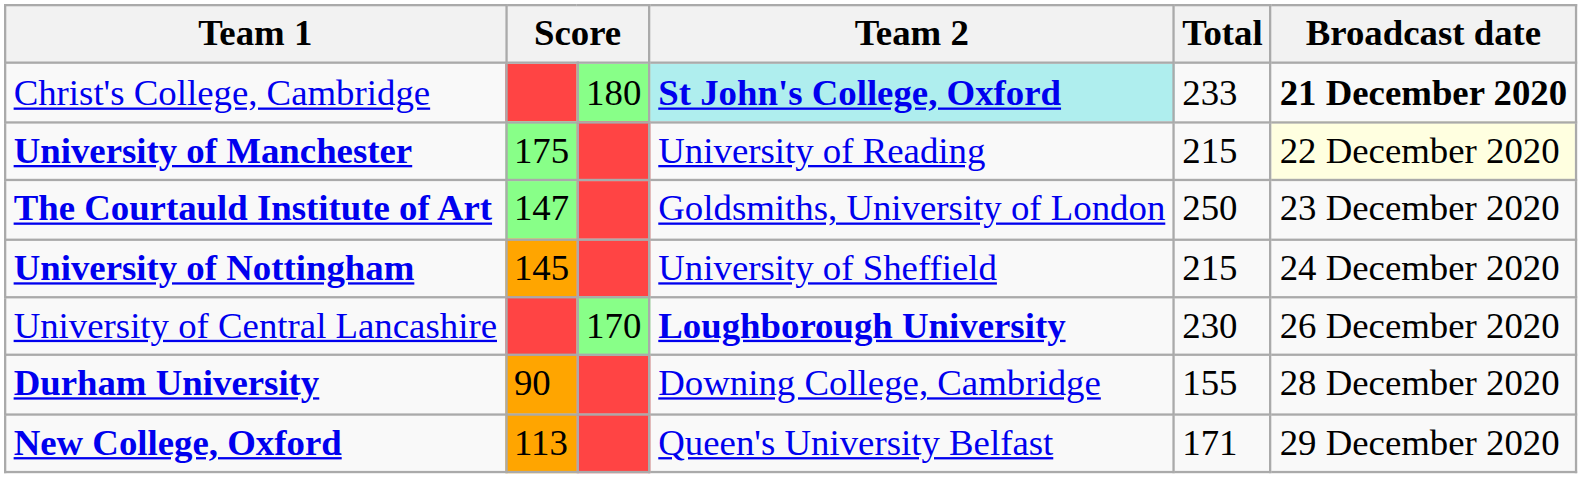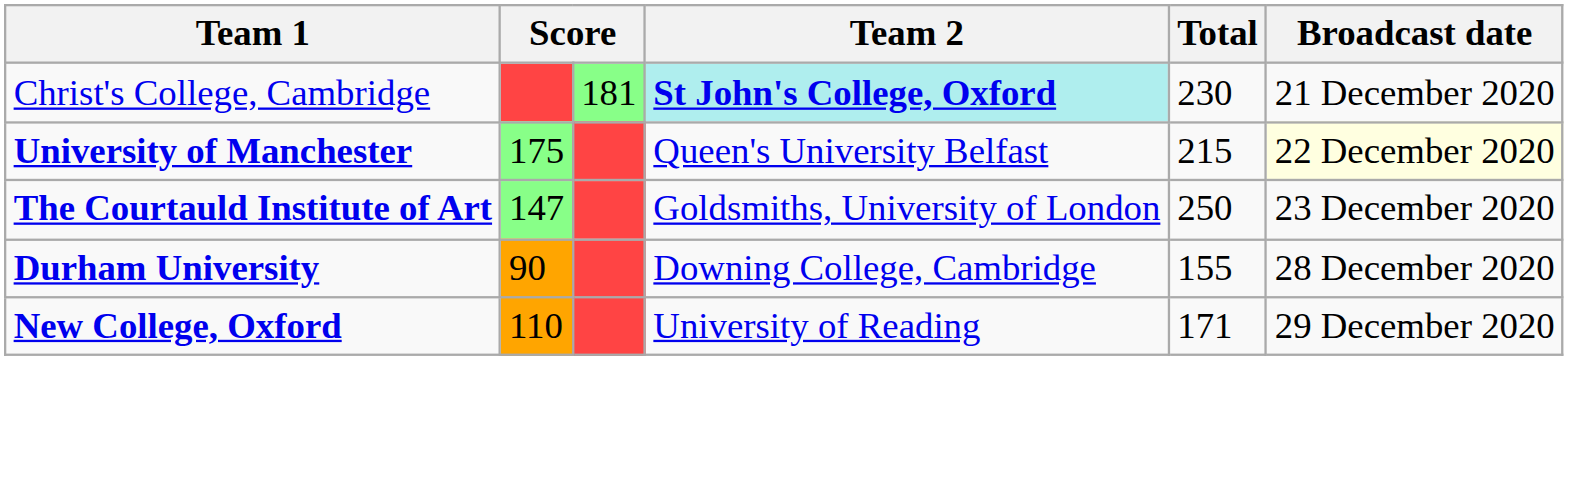(614, 92) 180 -> (609, 92) 181
(1210, 92) 233 -> (1205, 92) 230
(1423, 92) bold -> (1415, 92) normal
(822, 150) University of Reading -> (851, 150) Queen's University Belfast
- row: (214, 267)
- row: (255, 325)
(541, 442) 113 -> (536, 325) 110
(856, 442) Queen's University Belfast -> (817, 325) University of Reading
